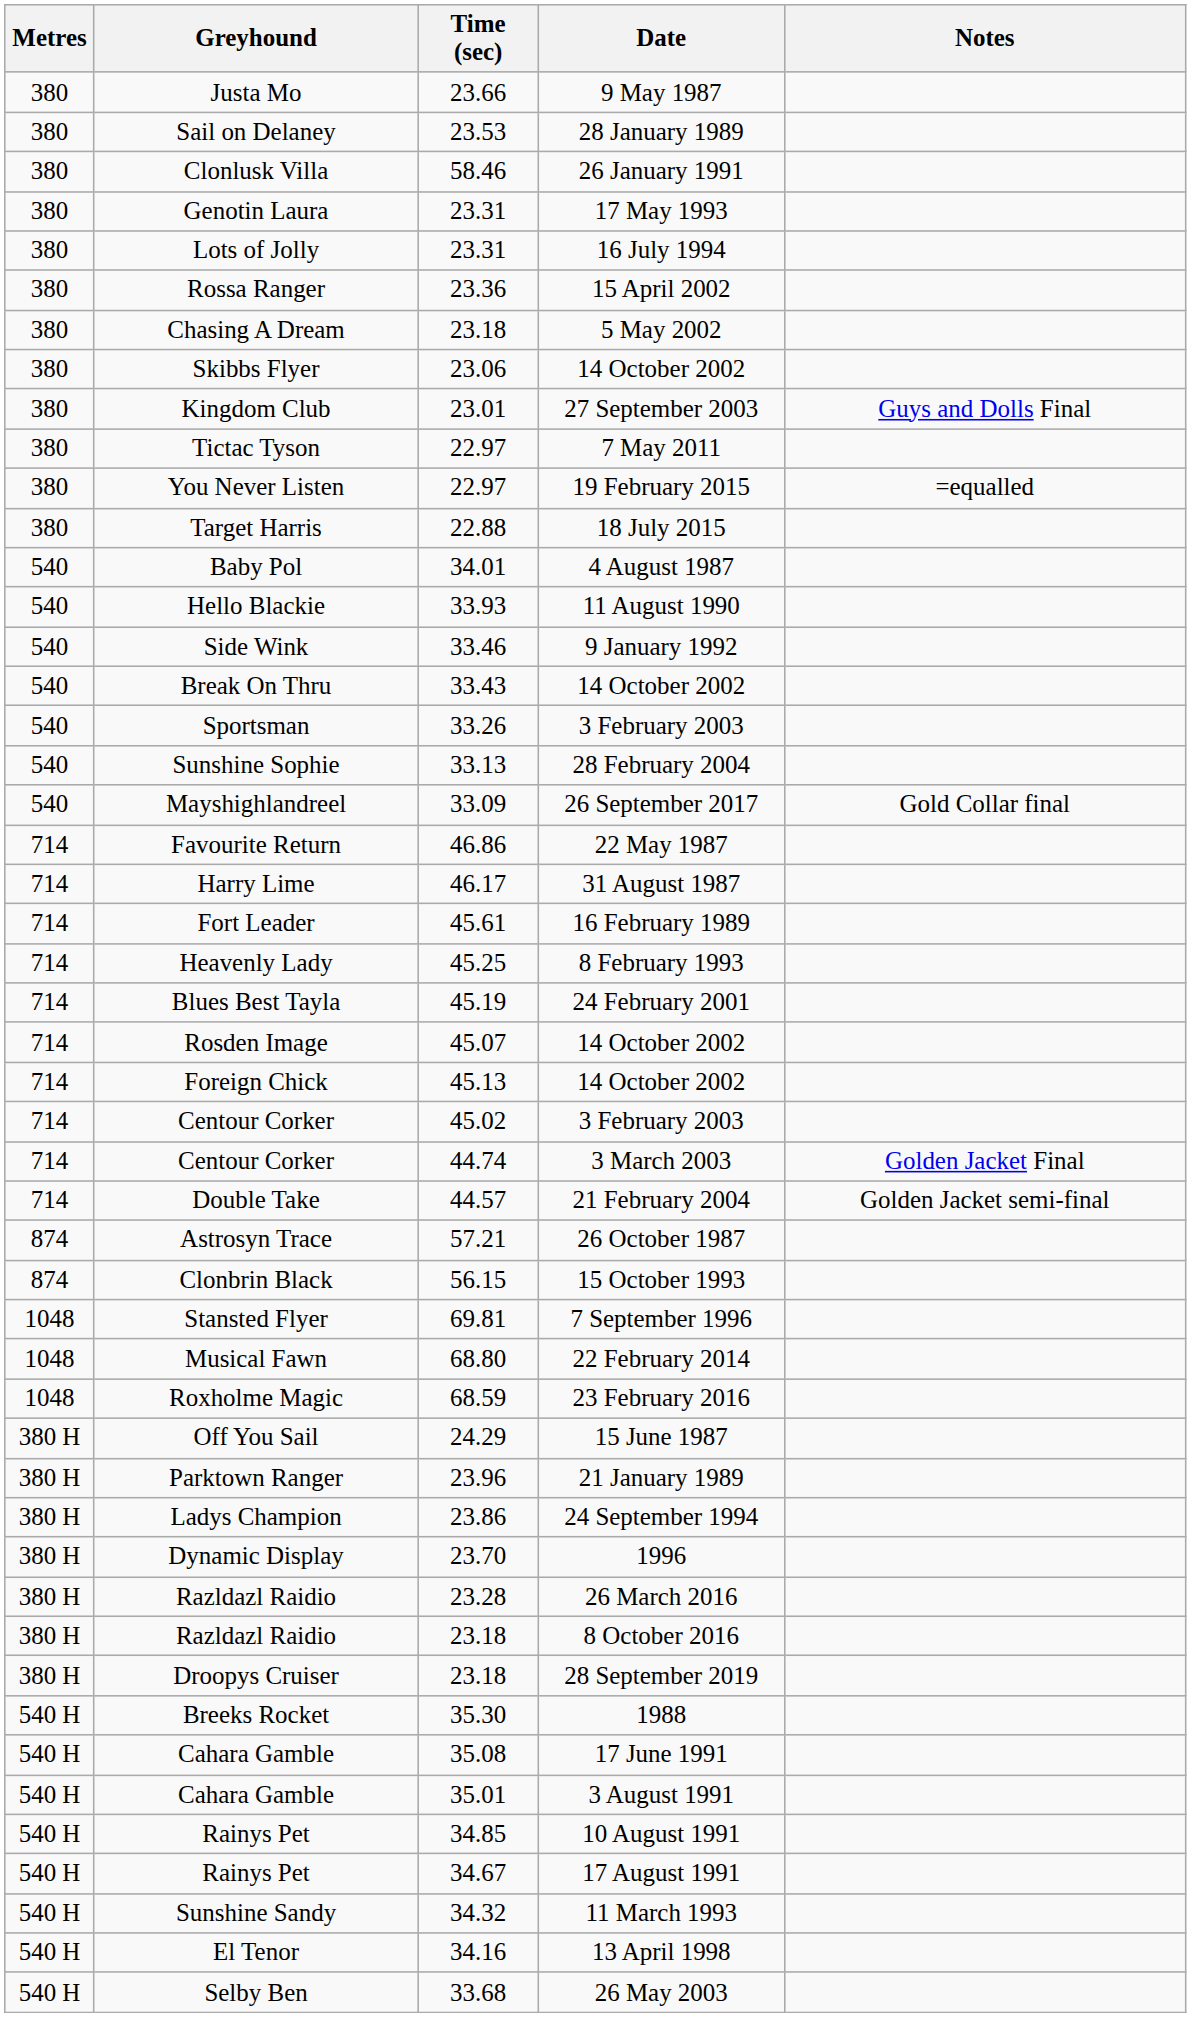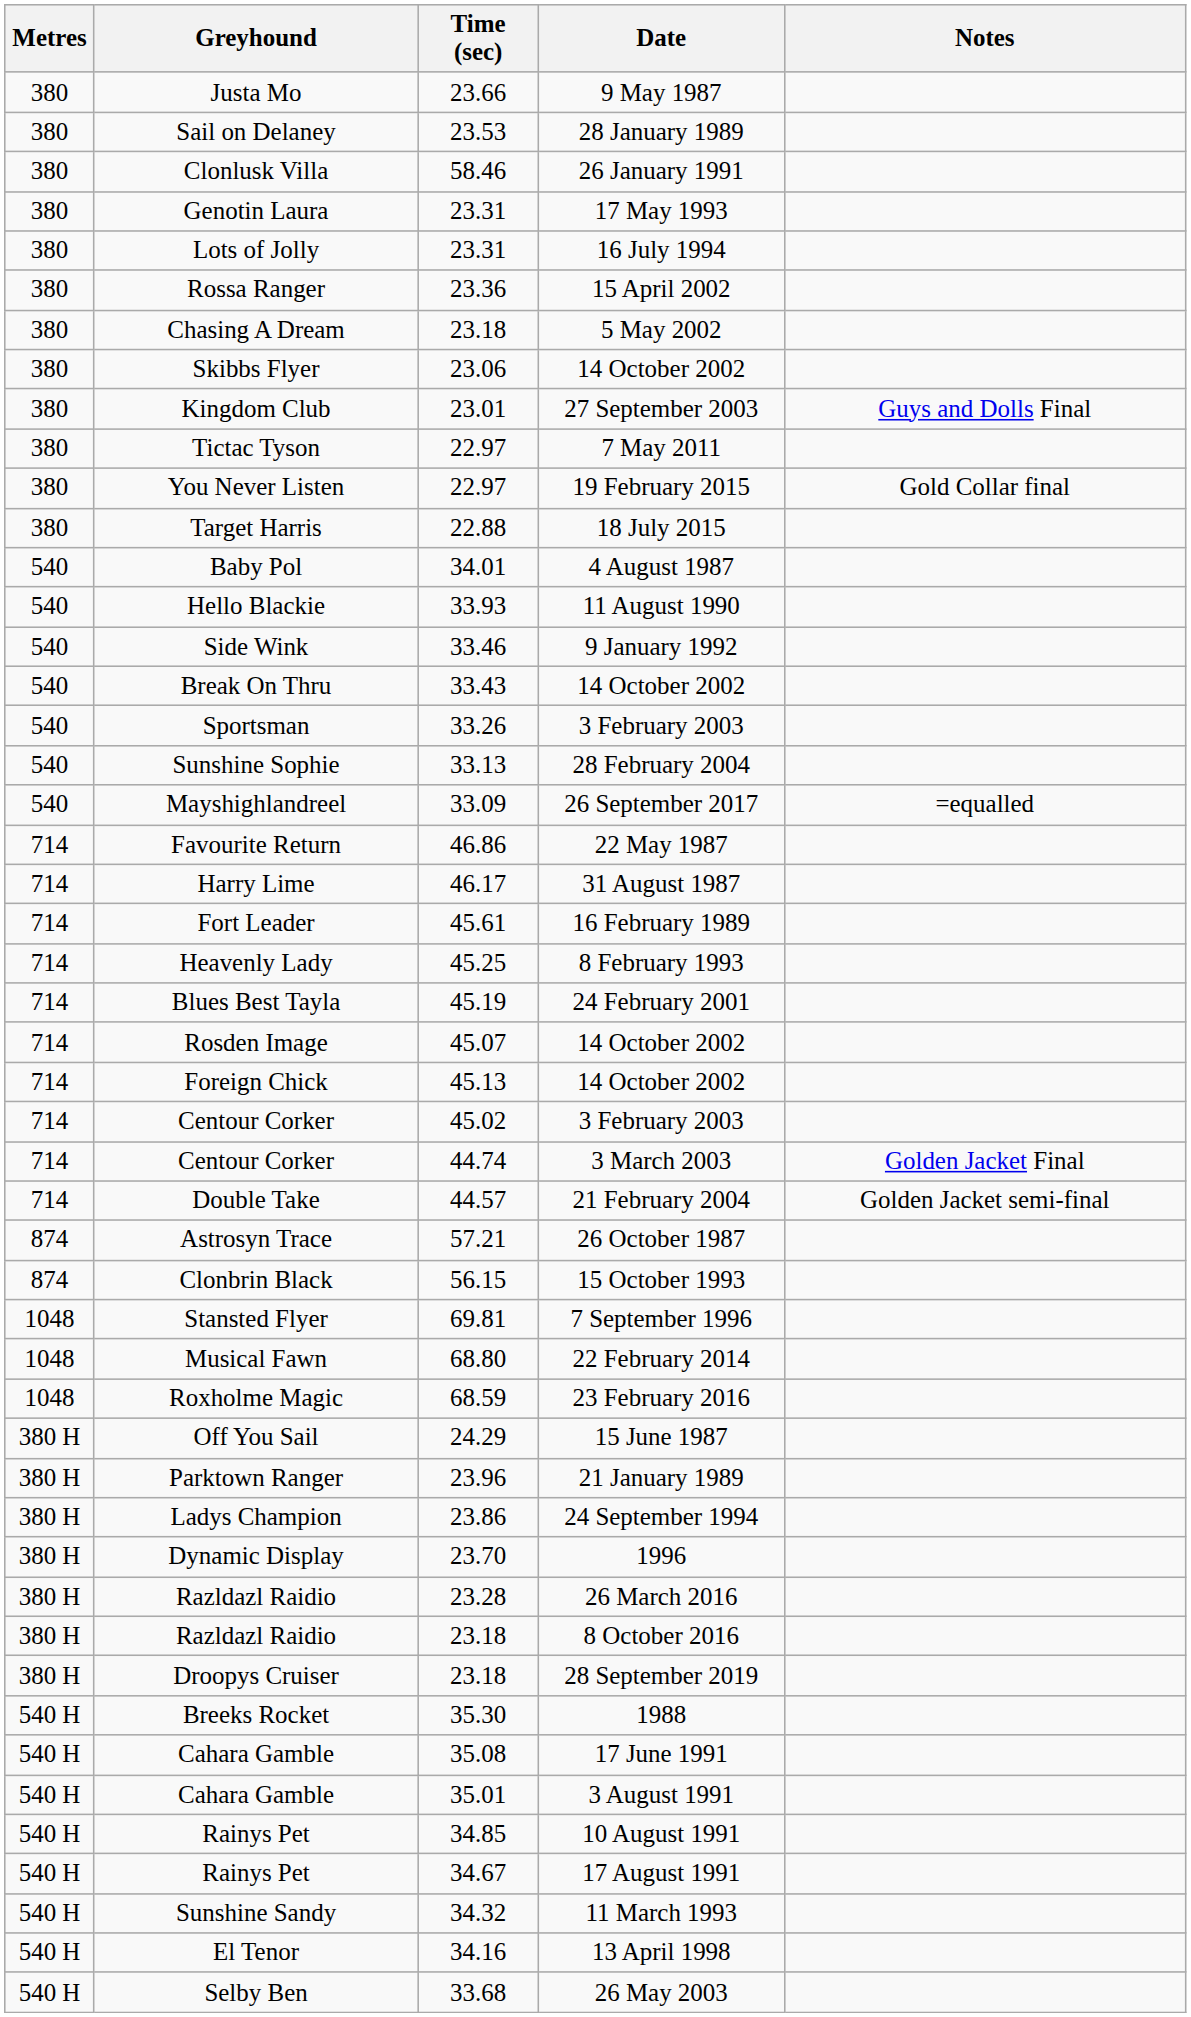(985, 487) =equalled -> (985, 487) Gold Collar final
(985, 804) Gold Collar final -> (985, 804) =equalled
